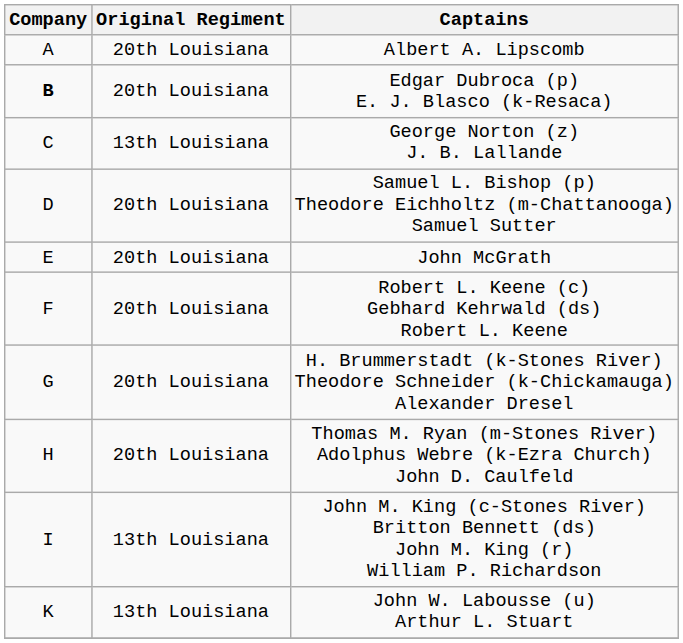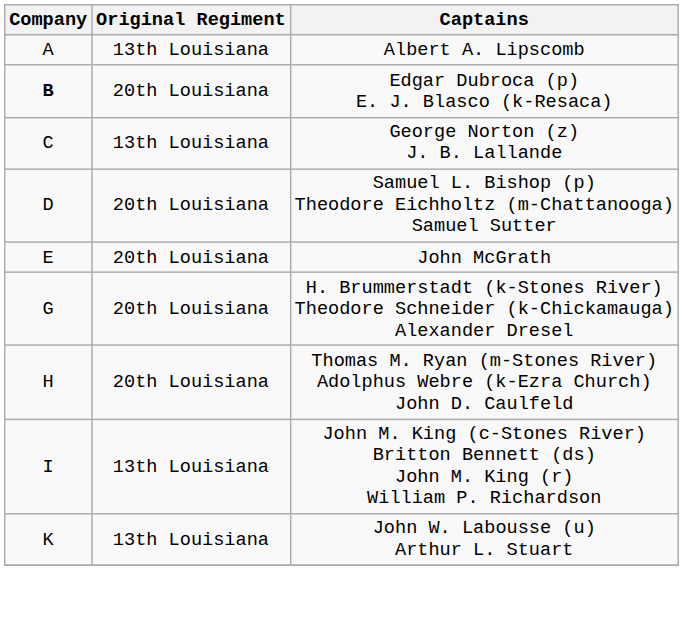(191, 50) 20th Louisiana -> (191, 50) 13th Louisiana
- row: (484, 309)
